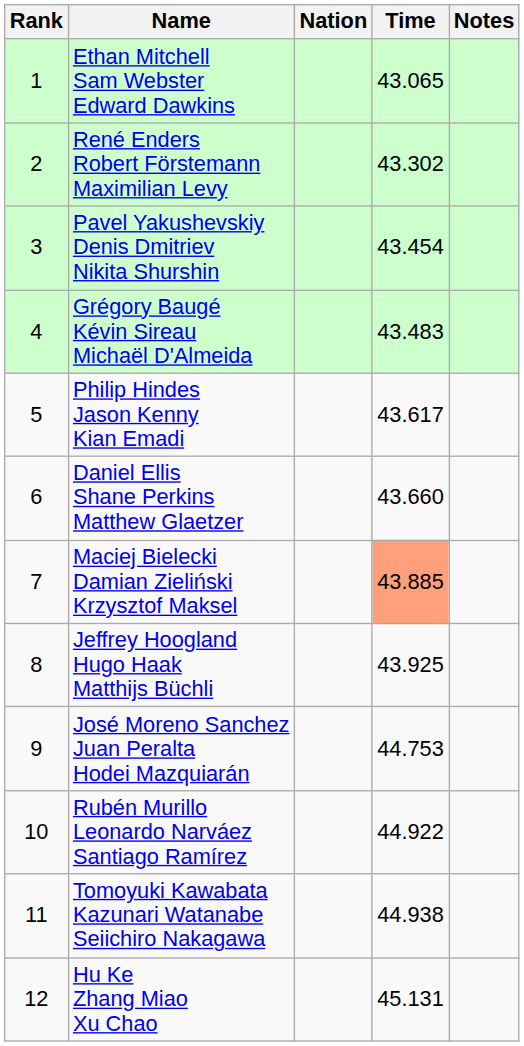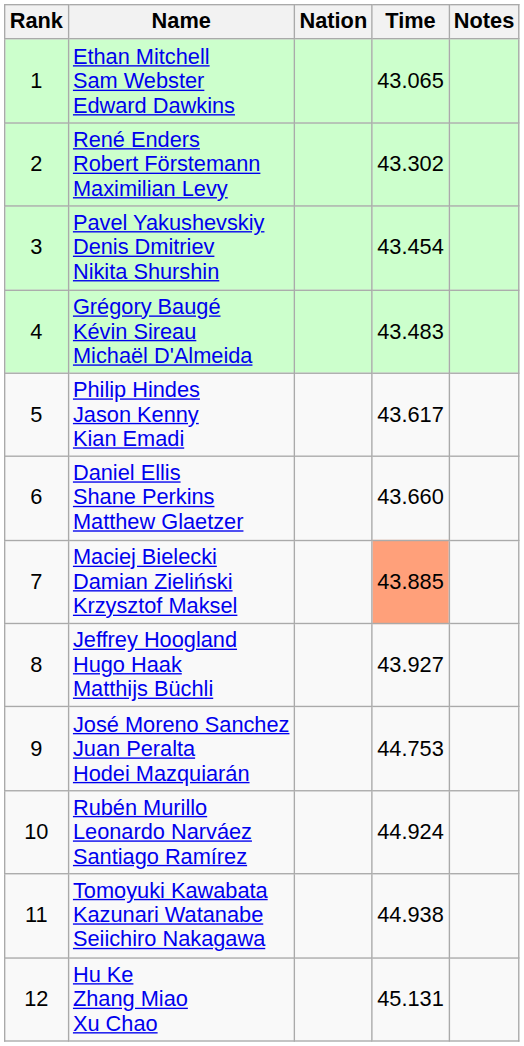(410, 665) 43.925 -> (410, 665) 43.927
(410, 831) 44.922 -> (410, 831) 44.924
